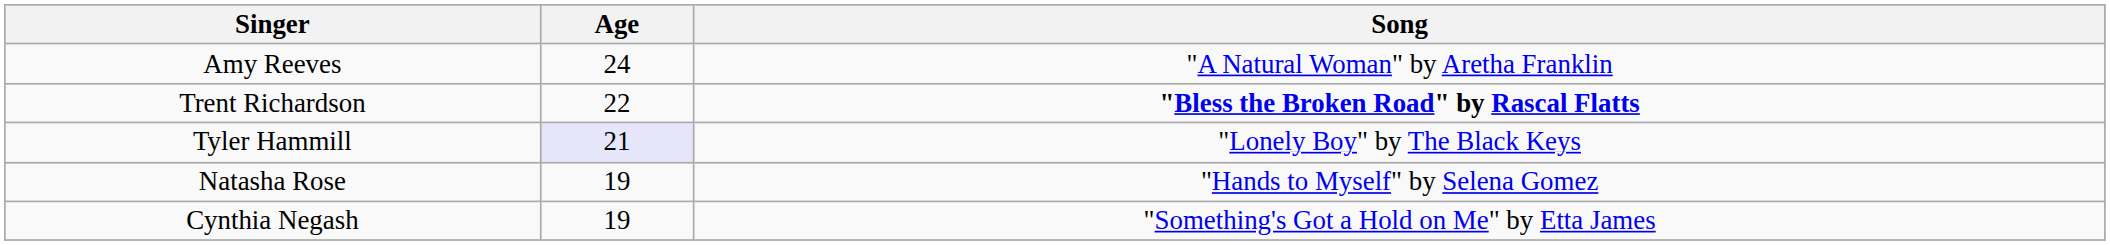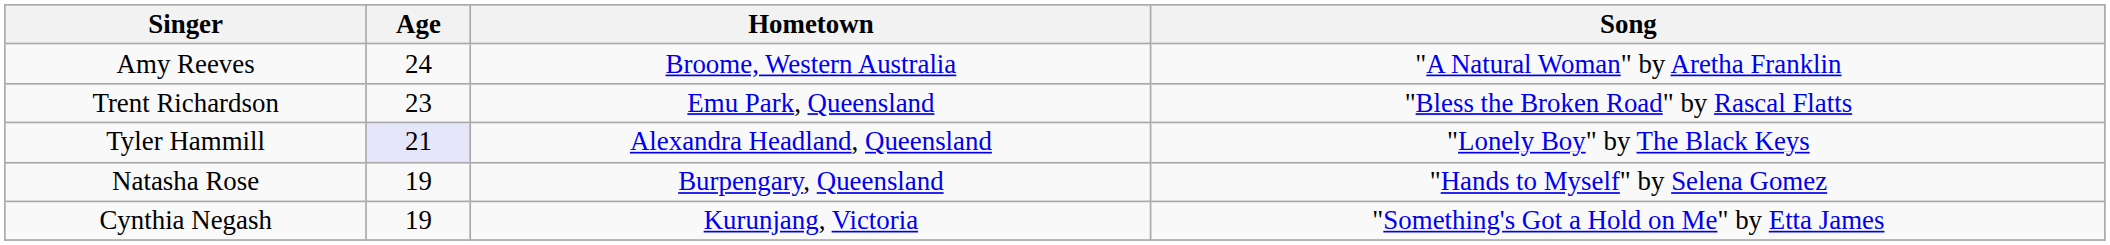+ column: (811, 24)
(617, 102) 22 -> (418, 102) 23
(1400, 102) bold -> (1628, 102) normal
